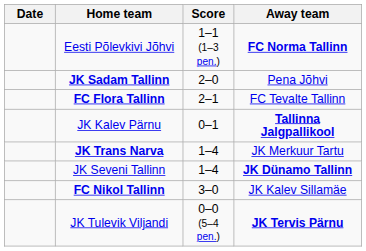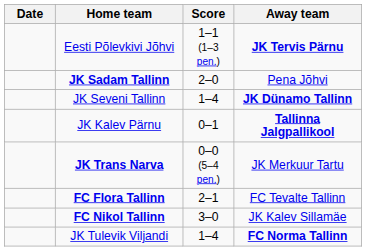(298, 47) FC Norma Tallinn -> (298, 47) JK Tervis Pärnu
rows swapped: (119, 99) <-> (119, 170)
(208, 151) 1–4 -> (208, 165) 0–0 (5–4 pen.)
(208, 223) 0–0 (5–4 pen.) -> (208, 236) 1–4
(298, 223) JK Tervis Pärnu -> (298, 236) FC Norma Tallinn
